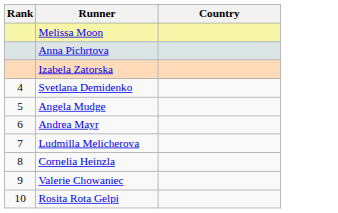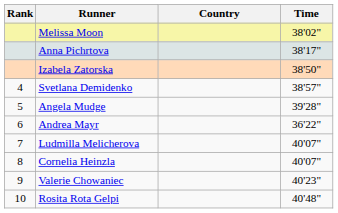+ column: (306, 14)
